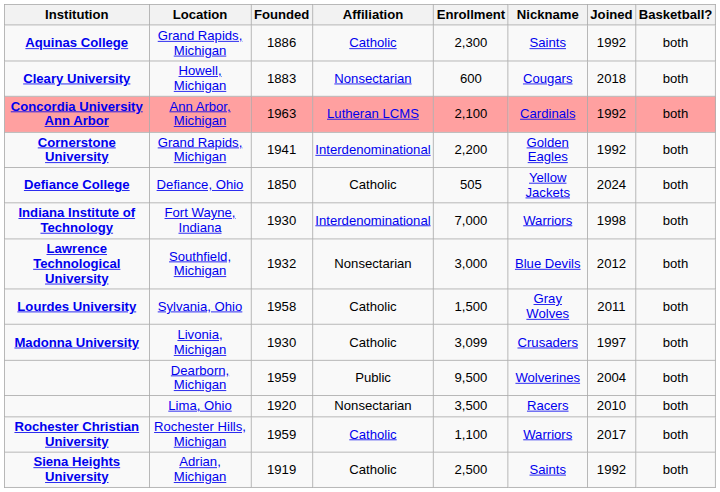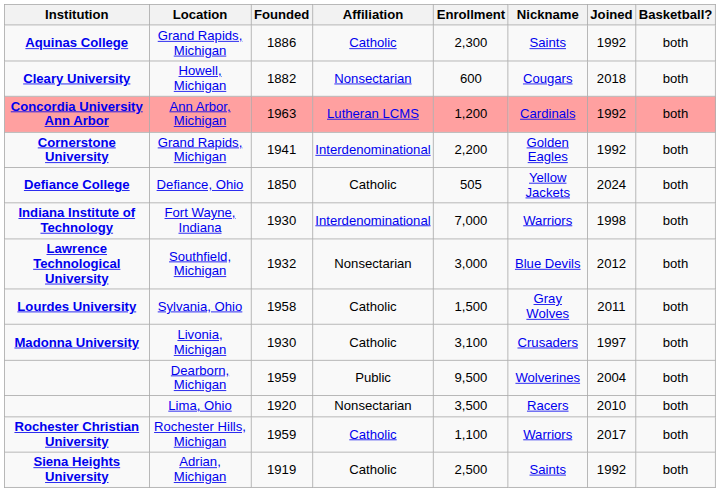(282, 78) 1883 -> (282, 78) 1882
(471, 114) 2,100 -> (471, 114) 1,200
(471, 342) 3,099 -> (471, 342) 3,100
